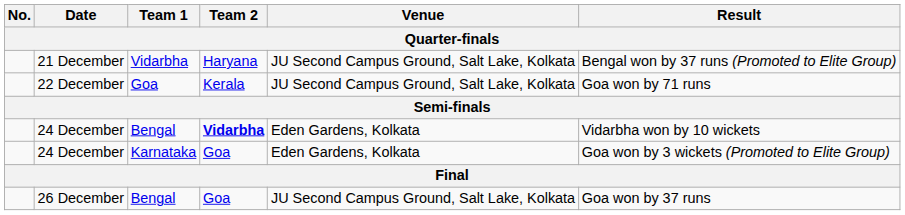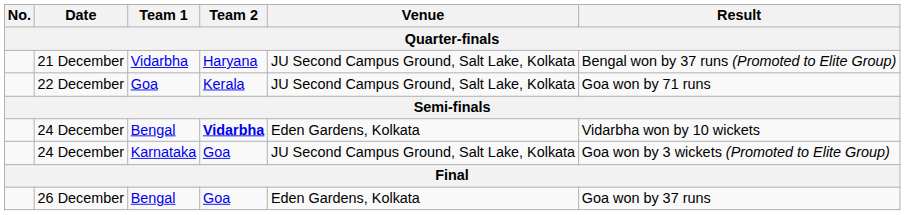(345, 152) Eden Gardens, Kolkata -> (423, 152) JU Second Campus Ground, Salt Lake, Kolkata
(423, 198) JU Second Campus Ground, Salt Lake, Kolkata -> (345, 198) Eden Gardens, Kolkata
